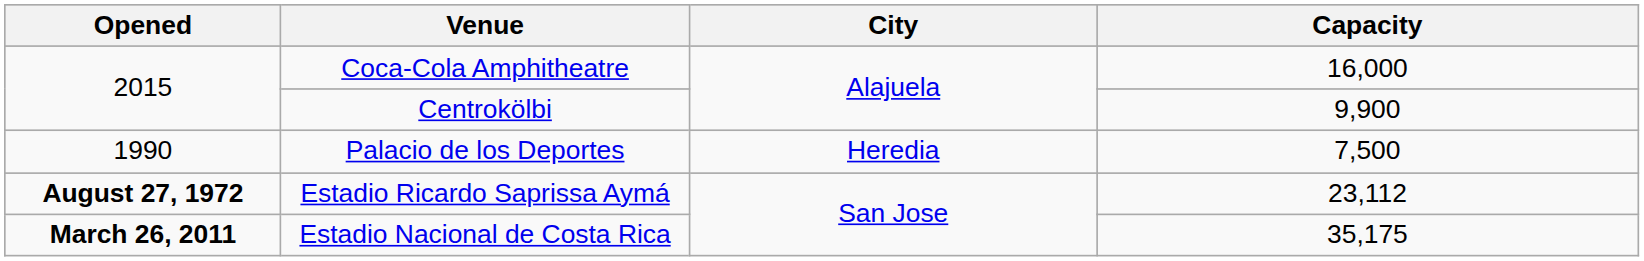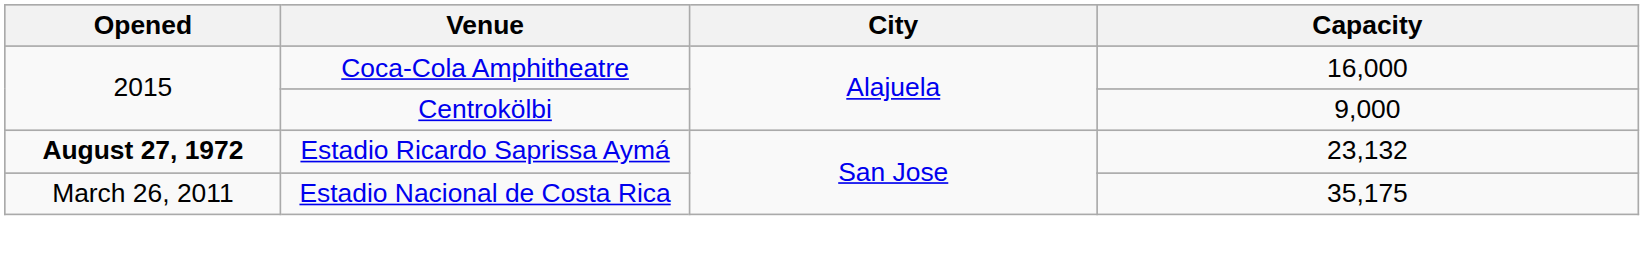(1367, 109) 9,900 -> (1367, 109) 9,000
- row: (485, 151)
(1367, 192) 23,112 -> (1367, 151) 23,132
(143, 234) bold -> (143, 192) normal
